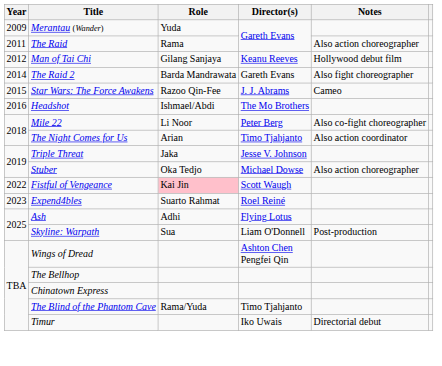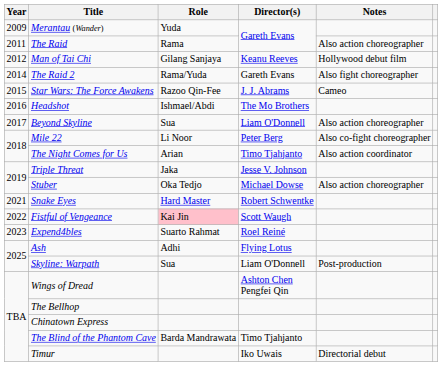(198, 75) Barda Mandrawata -> (184, 75) Rama/Yuda
+ row: (61, 122)
+ row: (53, 201)
(184, 306) Rama/Yuda -> (198, 338) Barda Mandrawata
